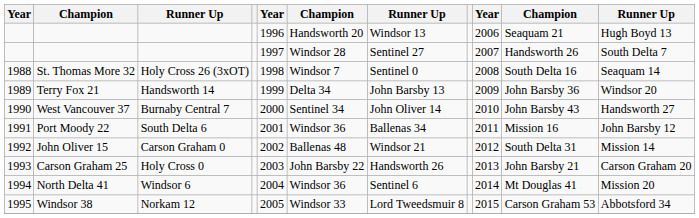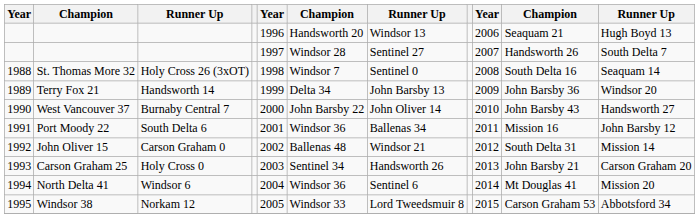(317, 109) Sentinel 34 -> (327, 109) John Barsby 22
(327, 166) John Barsby 22 -> (317, 166) Sentinel 34
